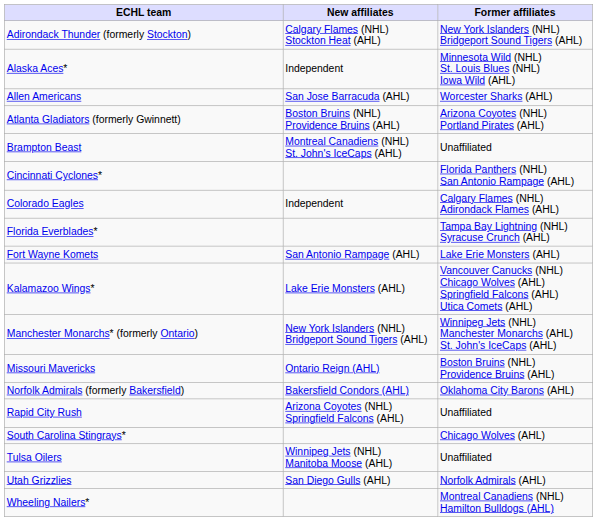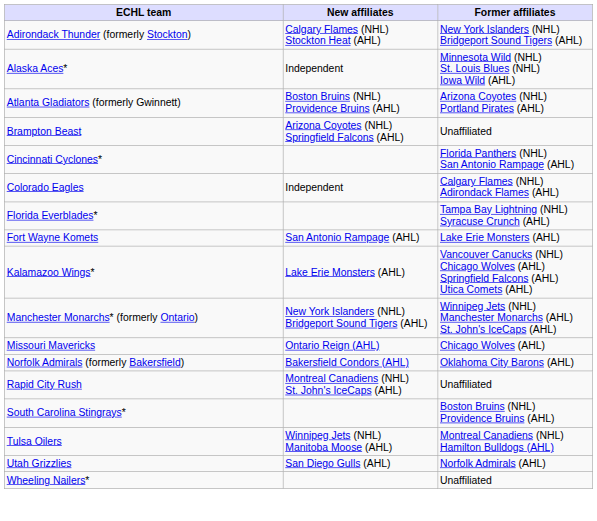- row: (44, 97)
(347, 147) Montreal Canadiens (NHL) St. John's IceCaps (AHL) -> (344, 131) Arizona Coyotes (NHL) Springfield Falcons (AHL)
(497, 368) Boston Bruins (NHL) Providence Bruins (AHL) -> (492, 346) Chicago Wolves (AHL)
(344, 413) Arizona Coyotes (NHL) Springfield Falcons (AHL) -> (347, 385) Montreal Canadiens (NHL) St. John's IceCaps (AHL)
(492, 435) Chicago Wolves (AHL) -> (497, 413) Boston Bruins (NHL) Providence Bruins (AHL)
(466, 457) Unaffiliated -> (502, 441) Montreal Canadiens (NHL) Hamilton Bulldogs (AHL)
(502, 502) Montreal Canadiens (NHL) Hamilton Bulldogs (AHL) -> (466, 480) Unaffiliated
